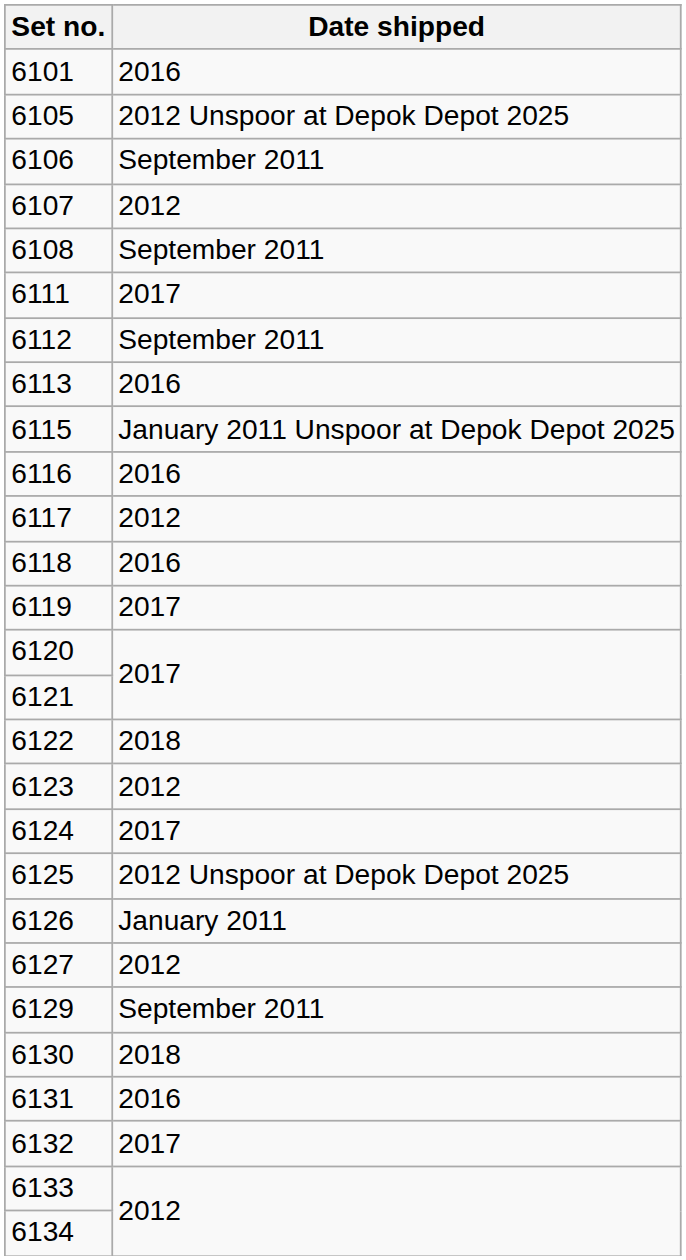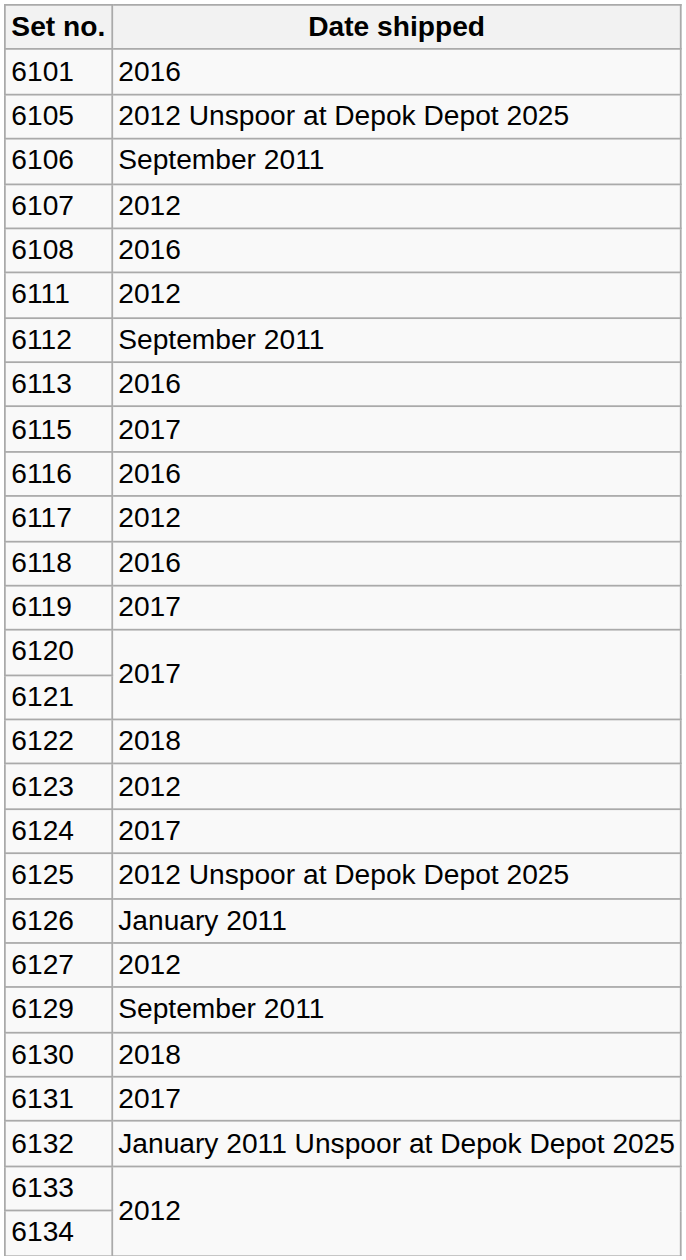(221, 250) September 2011 -> (150, 250) 2016
(150, 294) 2017 -> (150, 294) 2012
(397, 428) January 2011 Unspoor at Depok Depot 2025 -> (150, 428) 2017
(150, 1098) 2016 -> (150, 1098) 2017
(150, 1143) 2017 -> (397, 1143) January 2011 Unspoor at Depok Depot 2025
